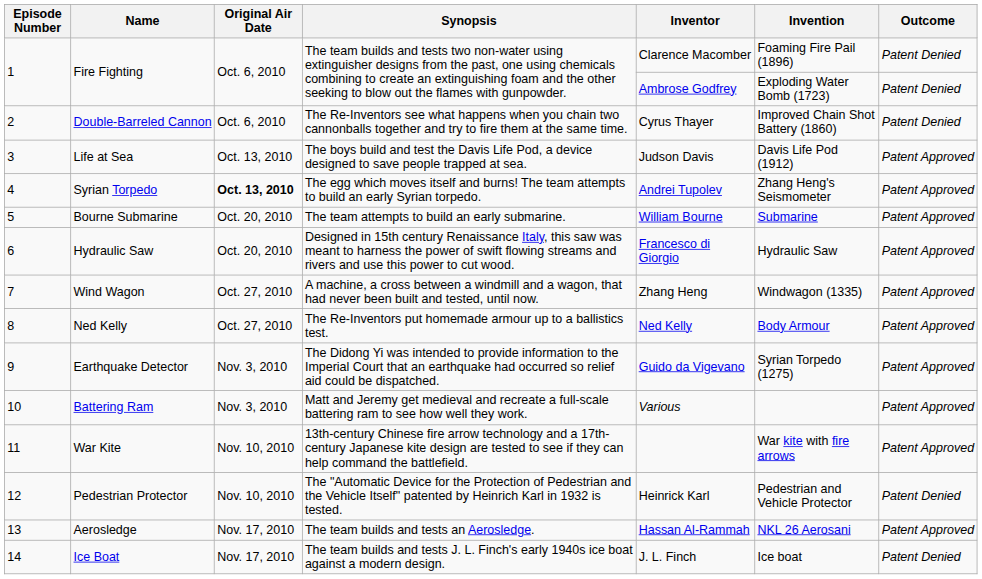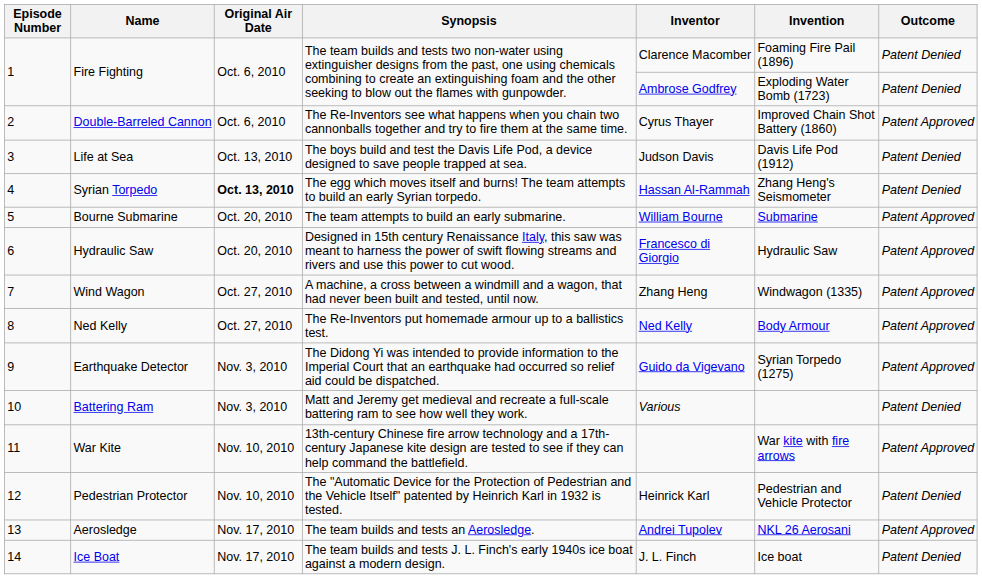(921, 122) Patent Denied -> (928, 122) Patent Approved
(928, 156) Patent Approved -> (921, 156) Patent Denied
(680, 190) Andrei Tupolev -> (694, 190) Hassan Al-Rammah
(928, 190) Patent Approved -> (921, 190) Patent Denied
(928, 407) Patent Approved -> (921, 407) Patent Denied
(694, 530) Hassan Al-Rammah -> (680, 530) Andrei Tupolev
